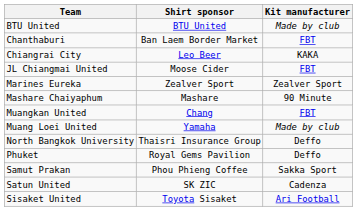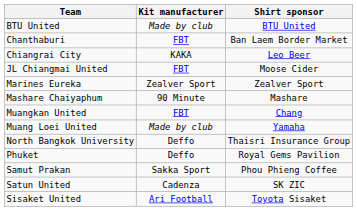columns swapped: (308, 12) <-> (200, 12)
